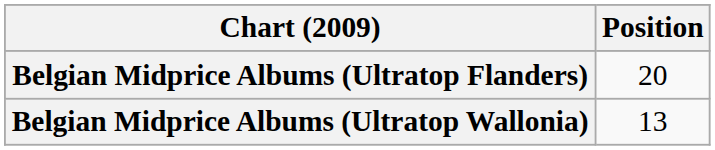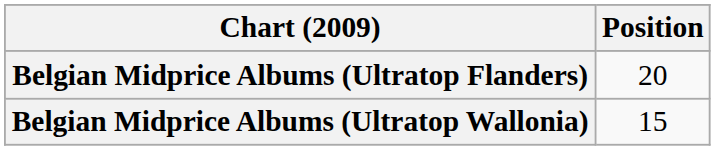(653, 121) 13 -> (653, 121) 15
